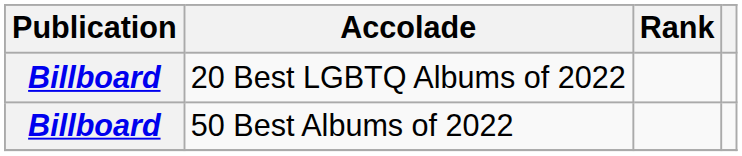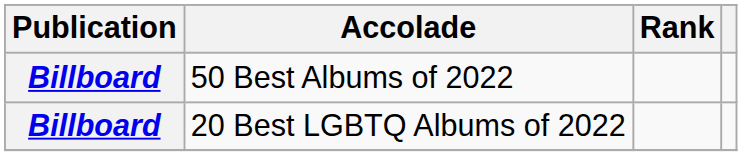rows swapped: (408, 77) <-> (352, 125)
